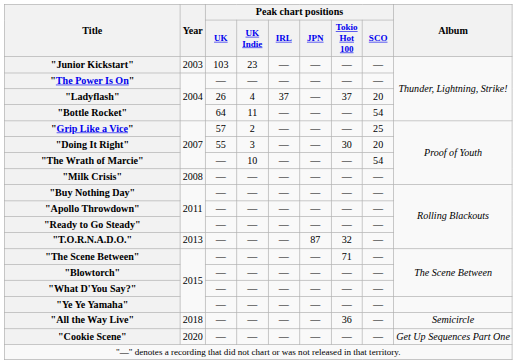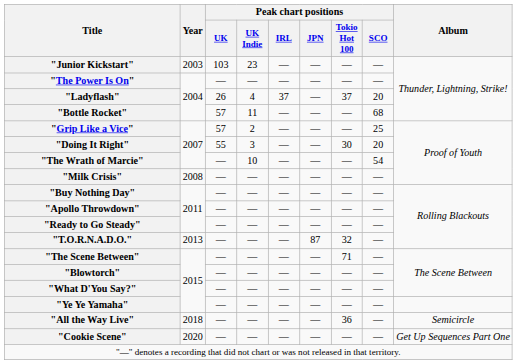(221, 112) 64 -> (221, 112) 57
(378, 112) 54 -> (378, 112) 68
